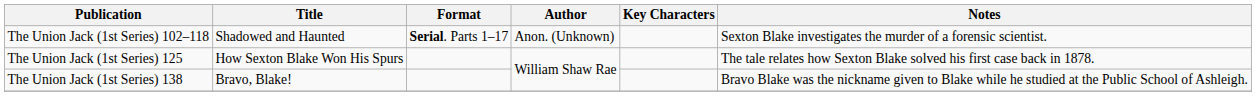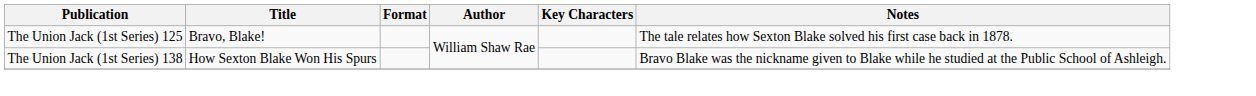- row: (108, 36)
(309, 58) How Sexton Blake Won His Spurs -> (227, 36) Bravo, Blake!
(254, 79) Bravo, Blake! -> (283, 58) How Sexton Blake Won His Spurs
